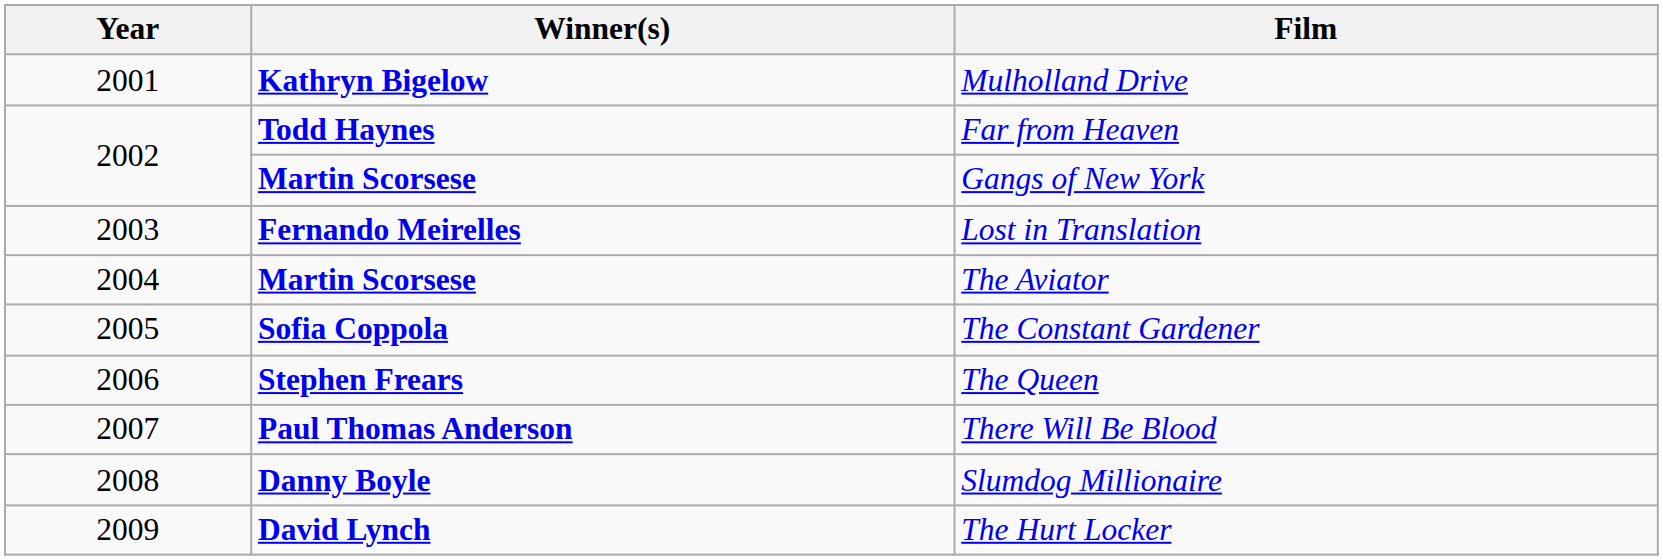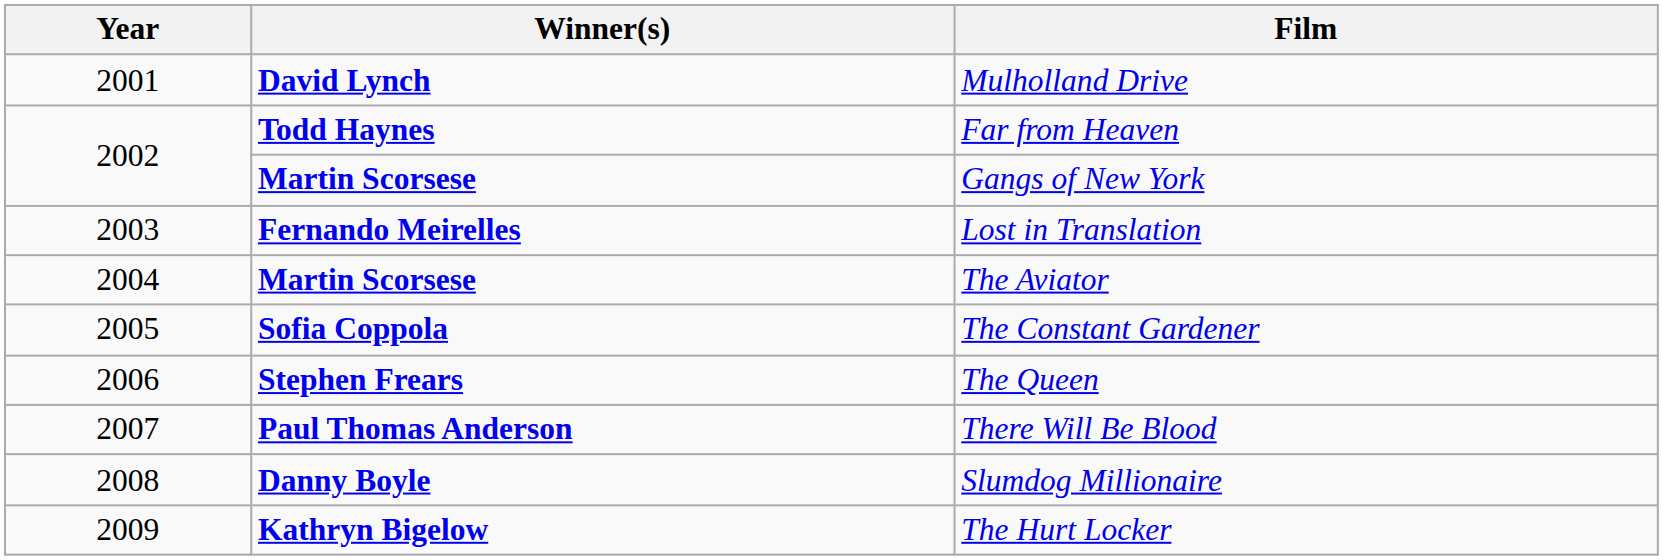(373, 79) Kathryn Bigelow -> (344, 79) David Lynch
(344, 529) David Lynch -> (373, 529) Kathryn Bigelow
